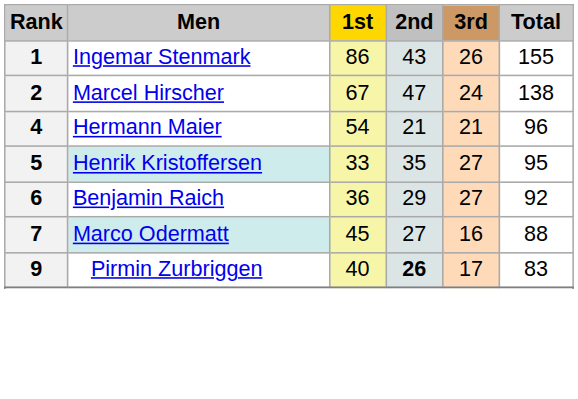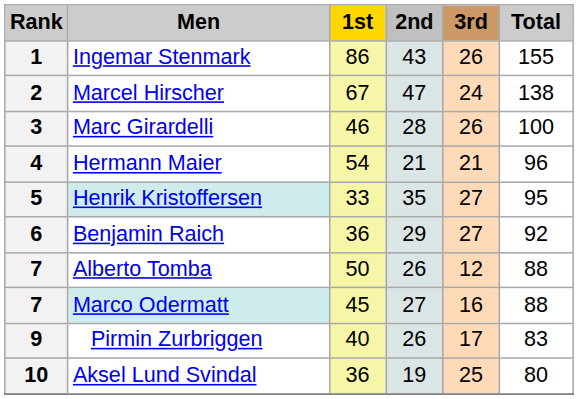+ row: (36, 127)
+ row: (36, 269)
(414, 269) bold -> (414, 339) normal
+ row: (36, 375)
